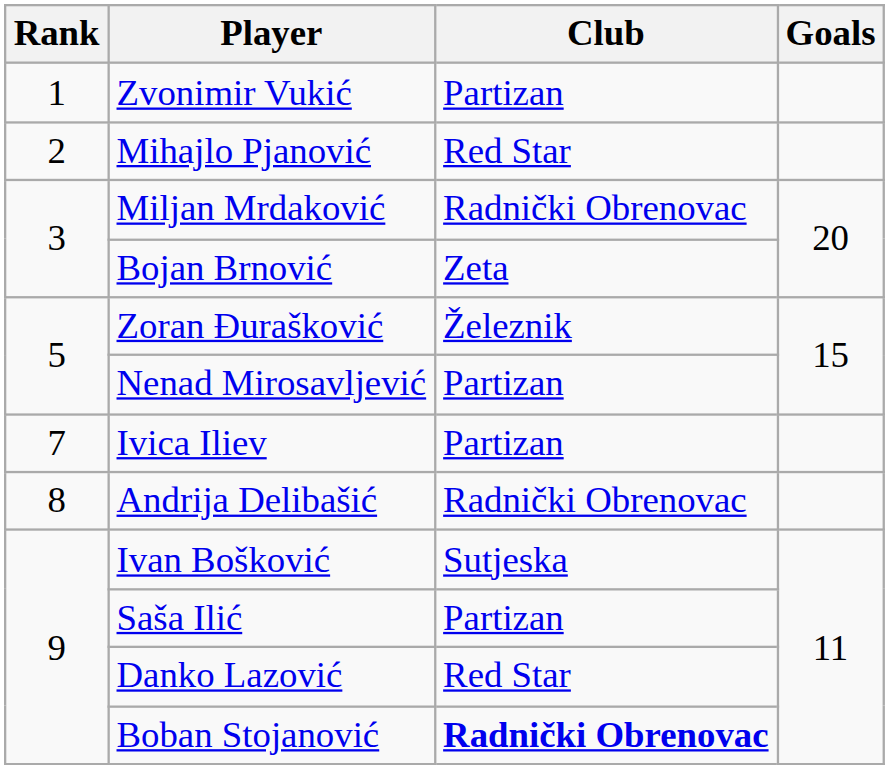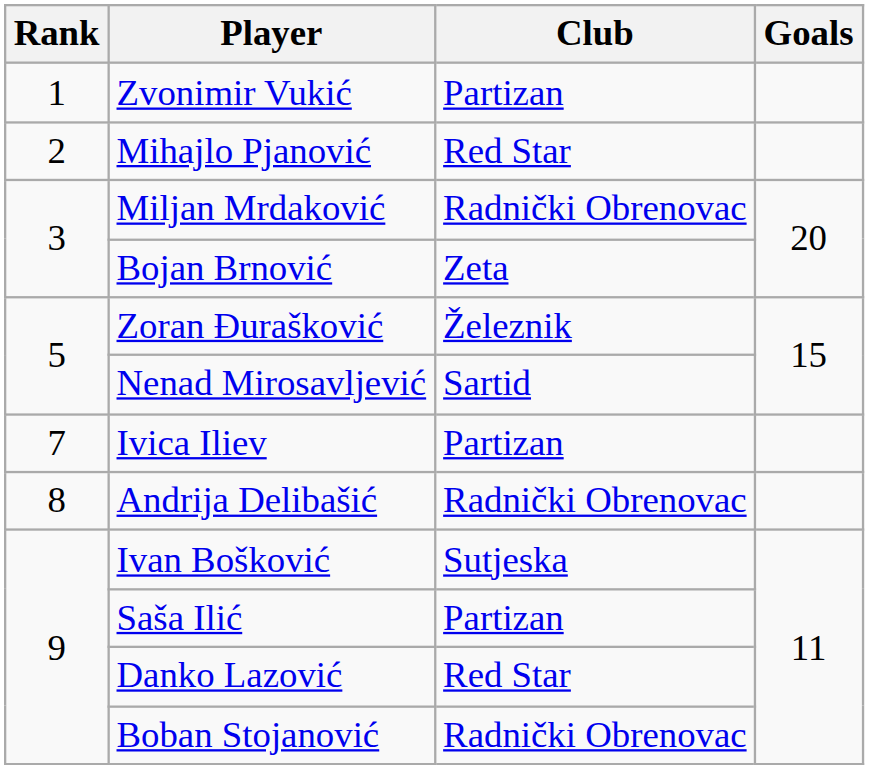(503, 383) Partizan -> (487, 383) Sartid
(606, 734) bold -> (595, 734) normal
